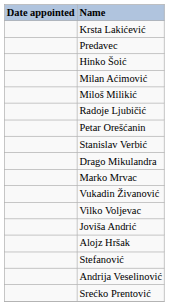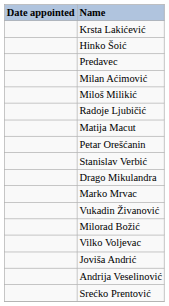rows swapped: (103, 62) <-> (98, 45)
+ row: (108, 128)
+ row: (110, 227)
- row: (105, 243)
- row: (102, 260)
